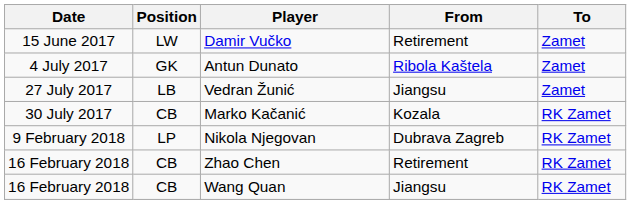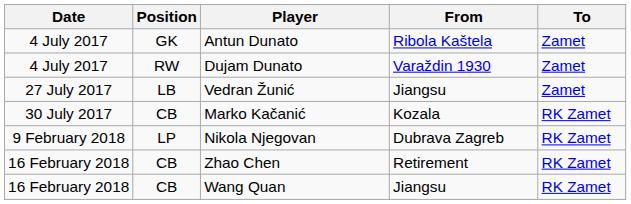- row: (248, 41)
+ row: (253, 65)
